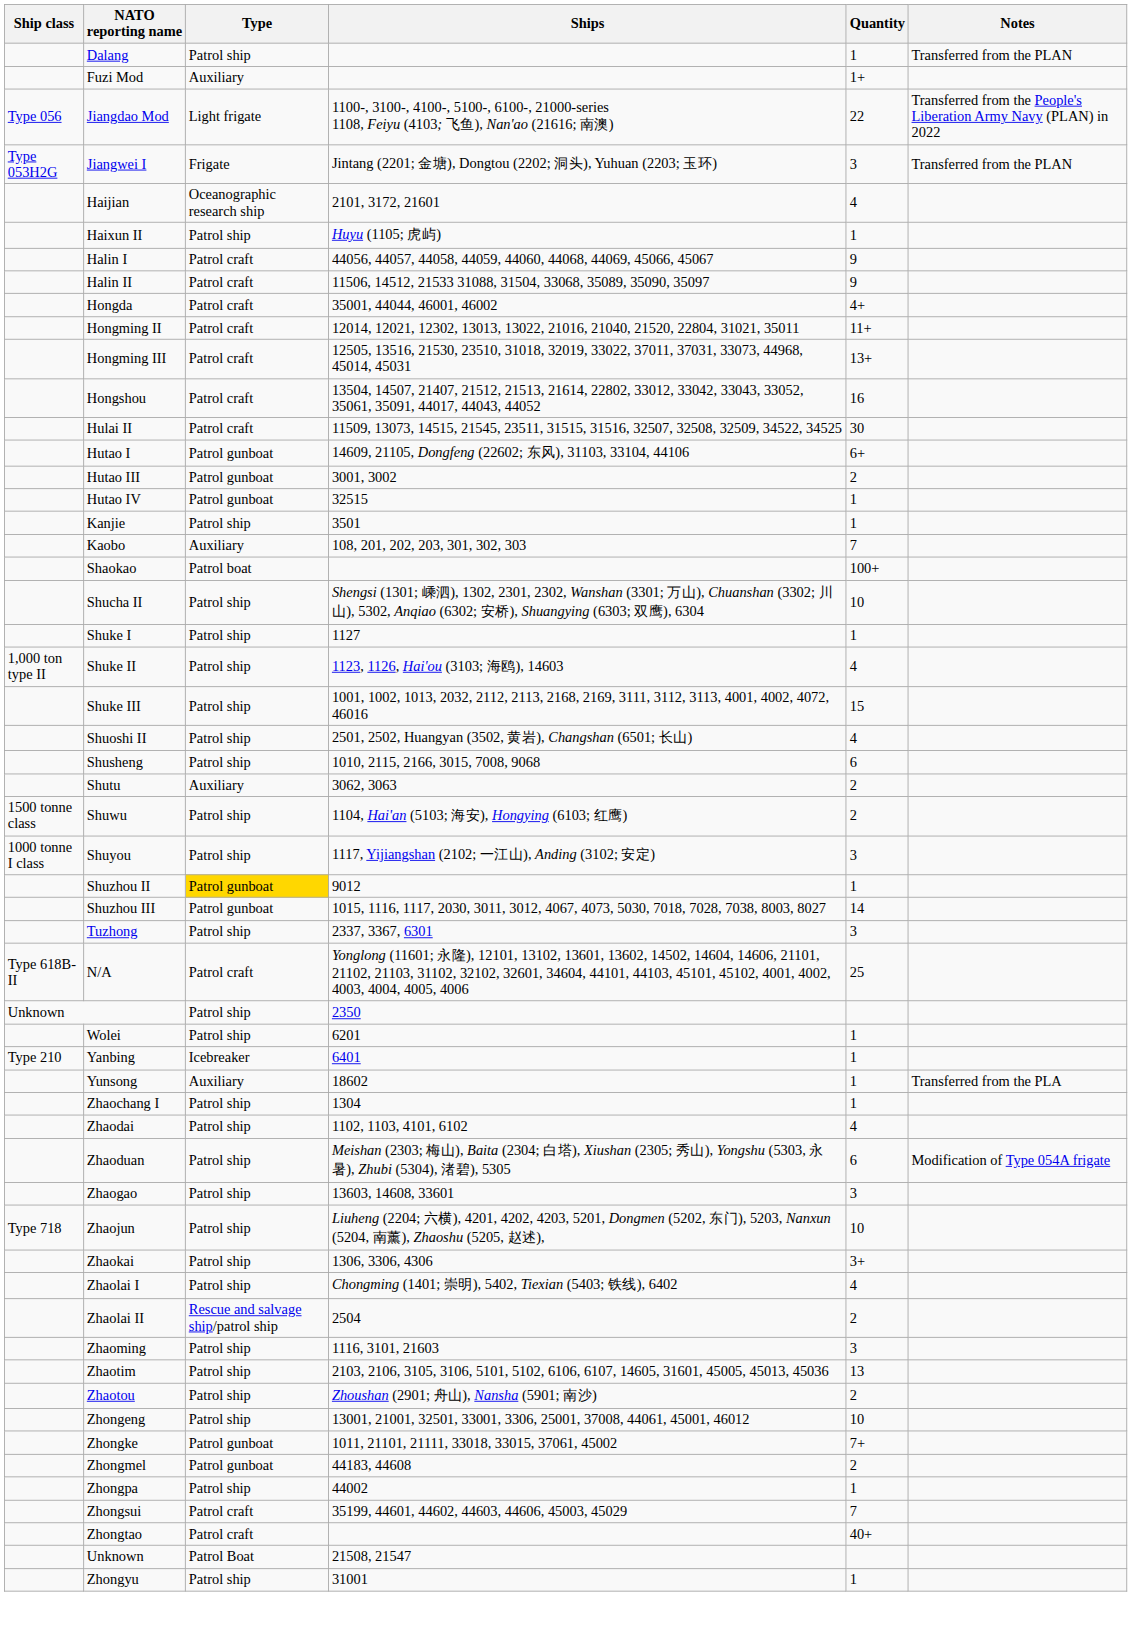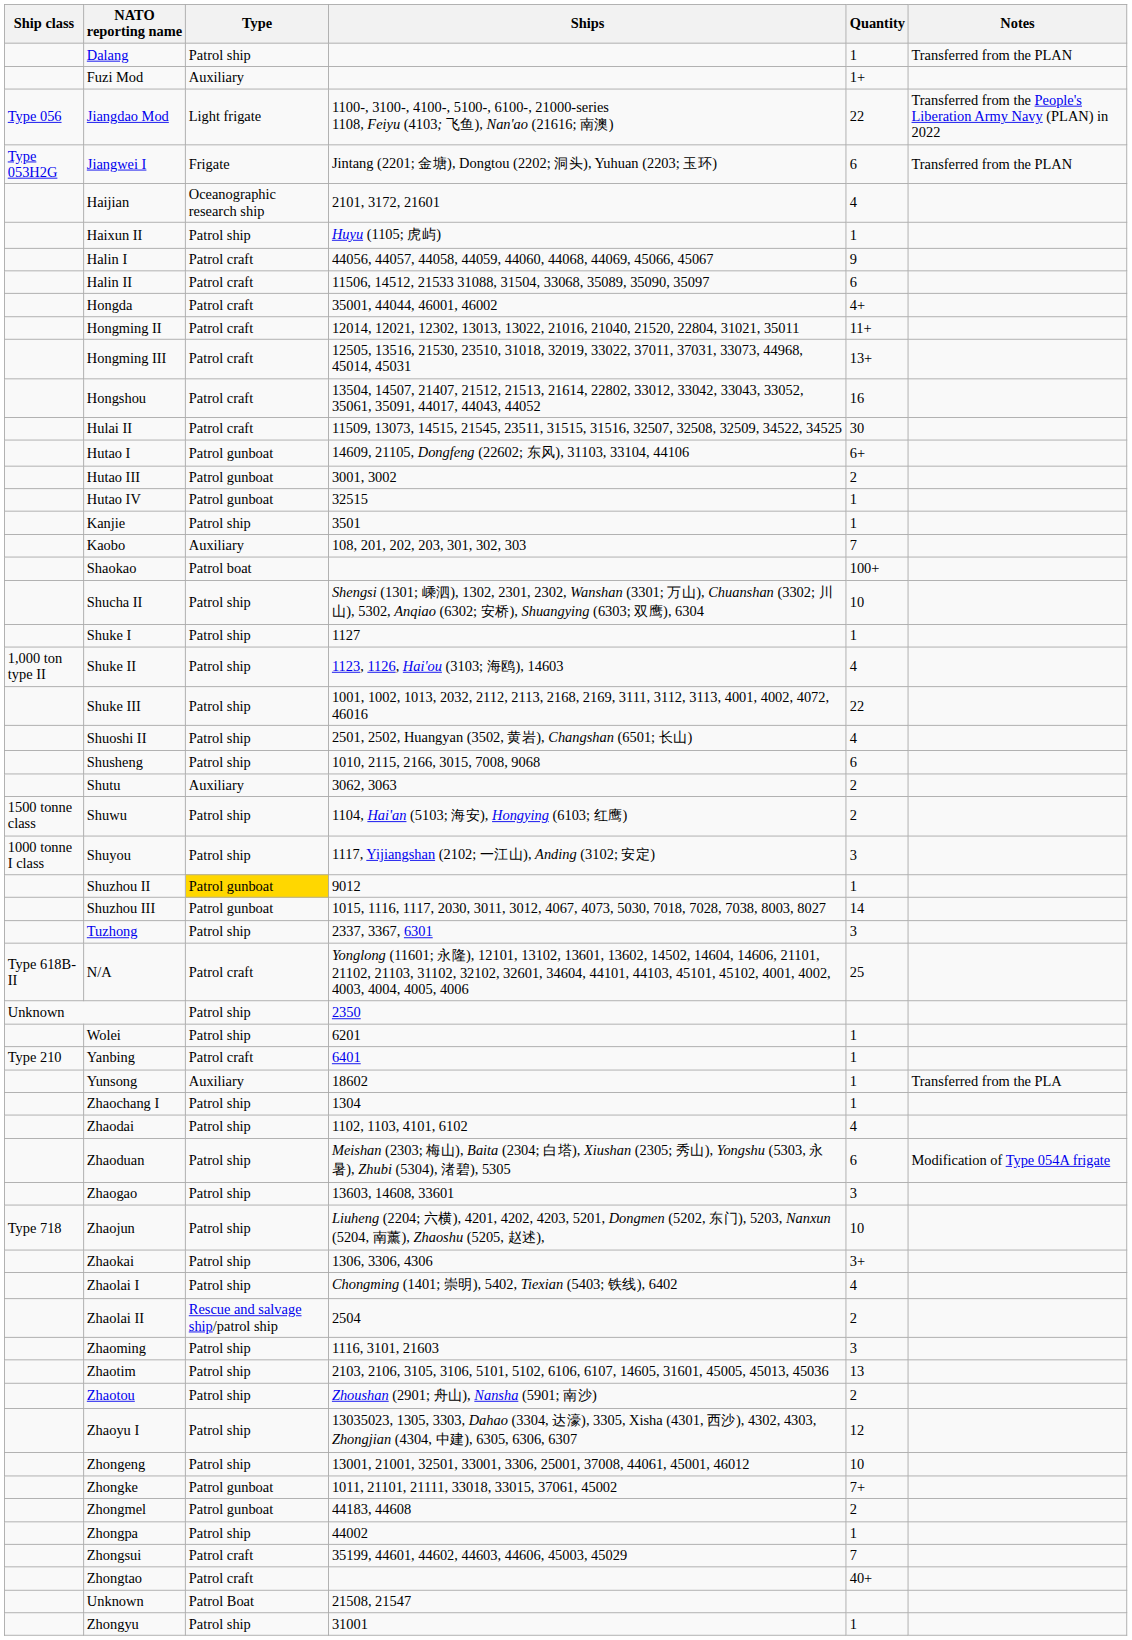(853, 163) 3 -> (853, 163) 6
(853, 282) 9 -> (853, 282) 6
(857, 705) 15 -> (857, 705) 22
(219, 1058) Icebreaker -> (221, 1058) Patrol craft
+ row: (113, 1430)
